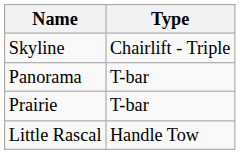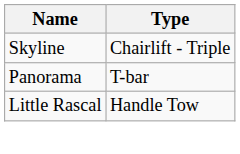- row: (33, 105)
